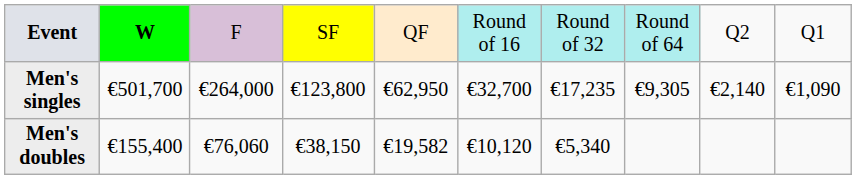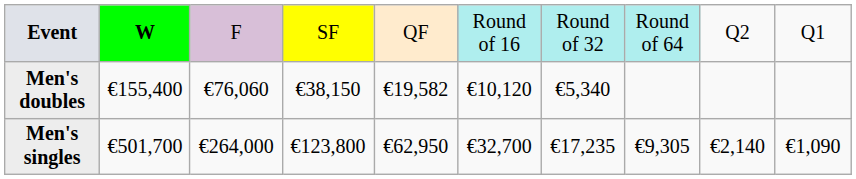rows swapped: (52, 89) <-> (52, 146)
